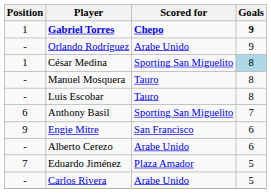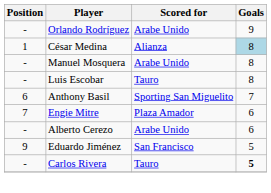- row: (81, 29)
(184, 63) Sporting San Miguelito -> (151, 46) Alianza
(146, 79) Tauro -> (162, 63) Arabe Unido
(25, 130) 9 -> (25, 113) 7
(164, 130) San Francisco -> (164, 113) Plaza Amador
(25, 163) 7 -> (25, 146) 9
(164, 163) Plaza Amador -> (164, 146) San Francisco
(162, 180) Arabe Unido -> (146, 163) Tauro
(251, 180) normal -> (251, 163) bold
